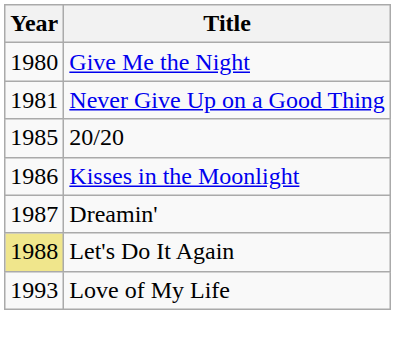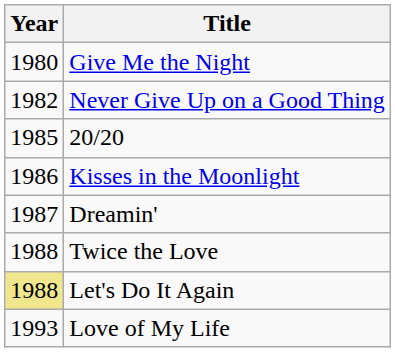(34, 99) 1981 -> (34, 99) 1982
+ row: (144, 251)
